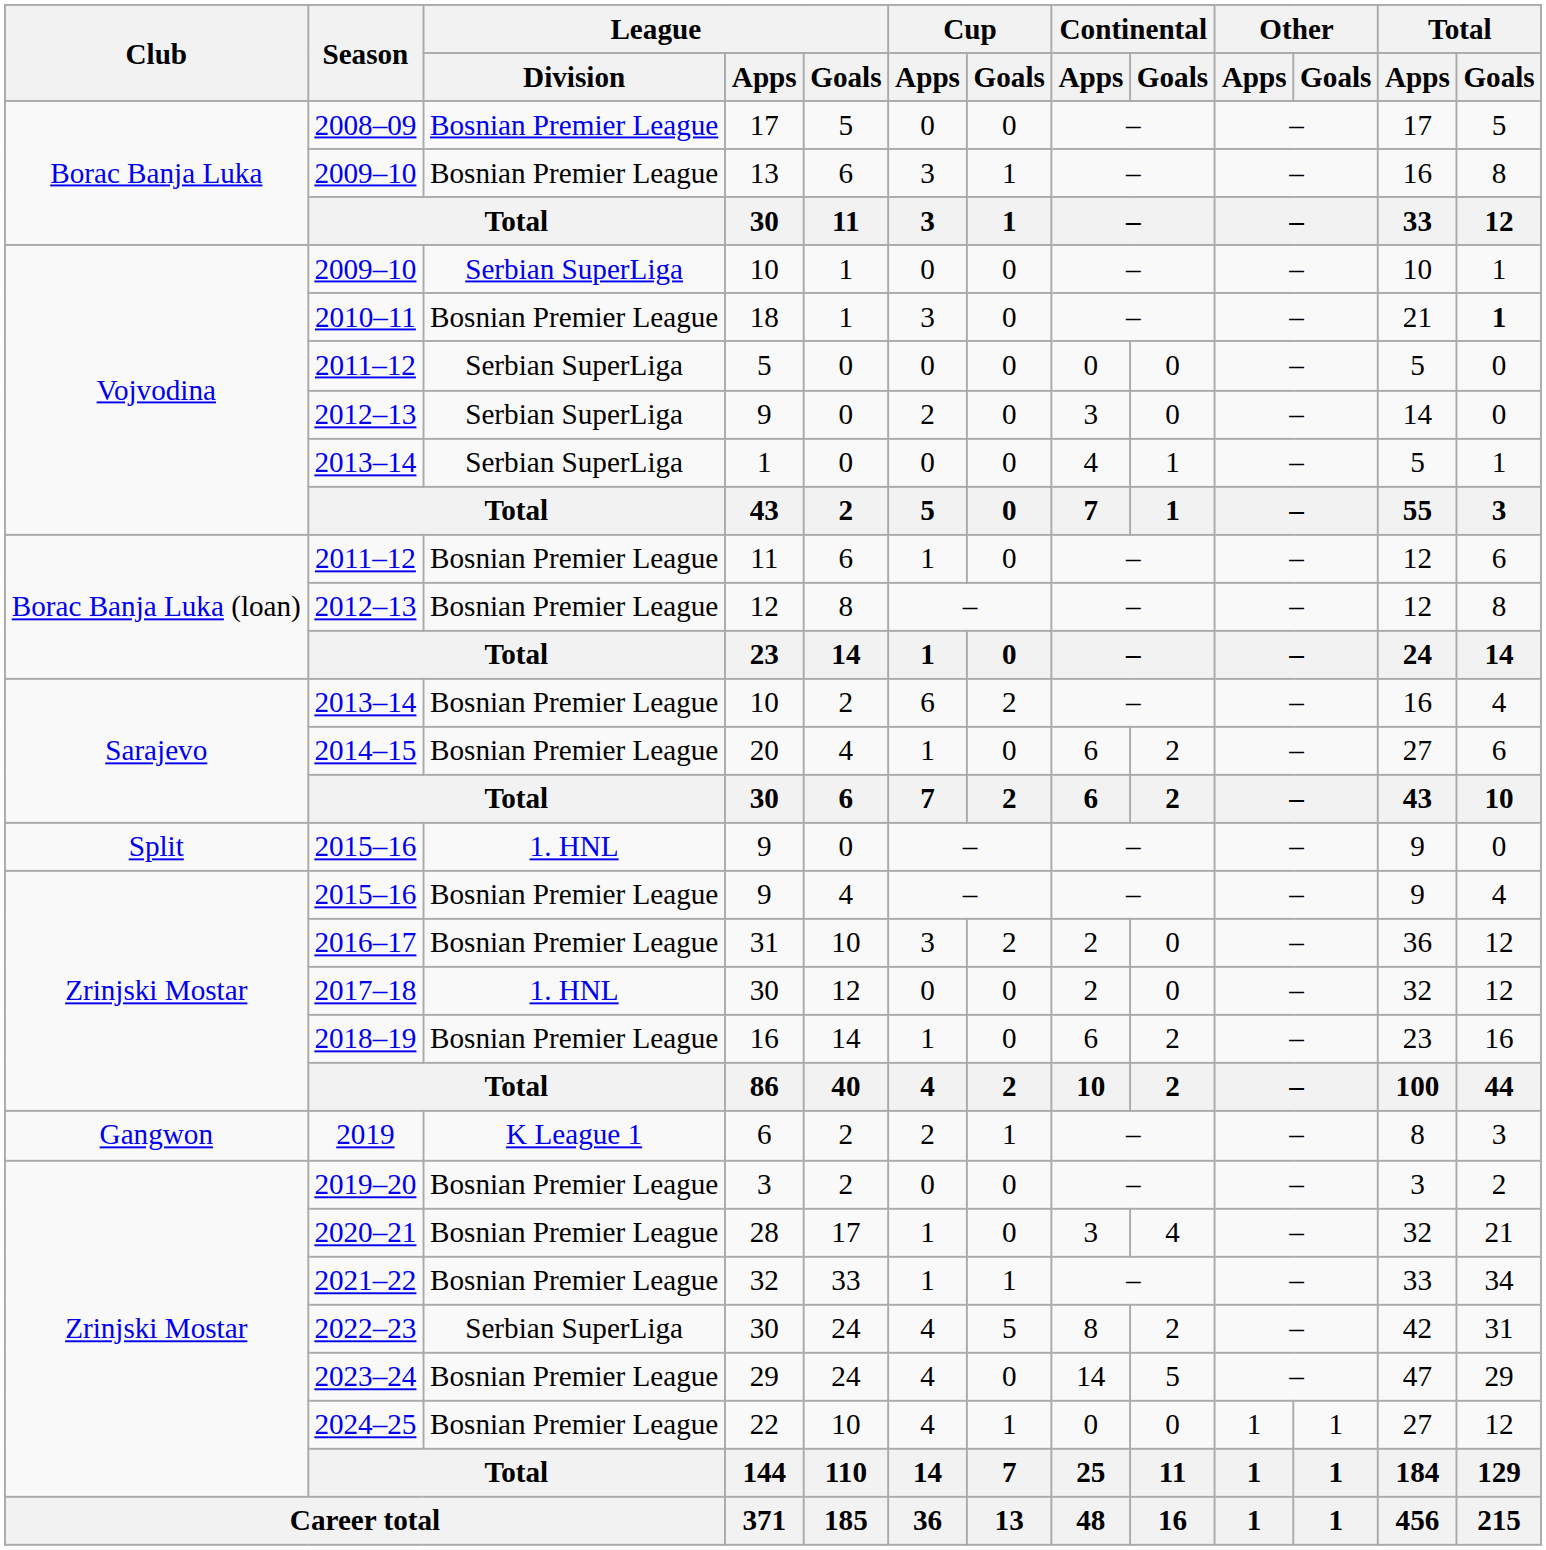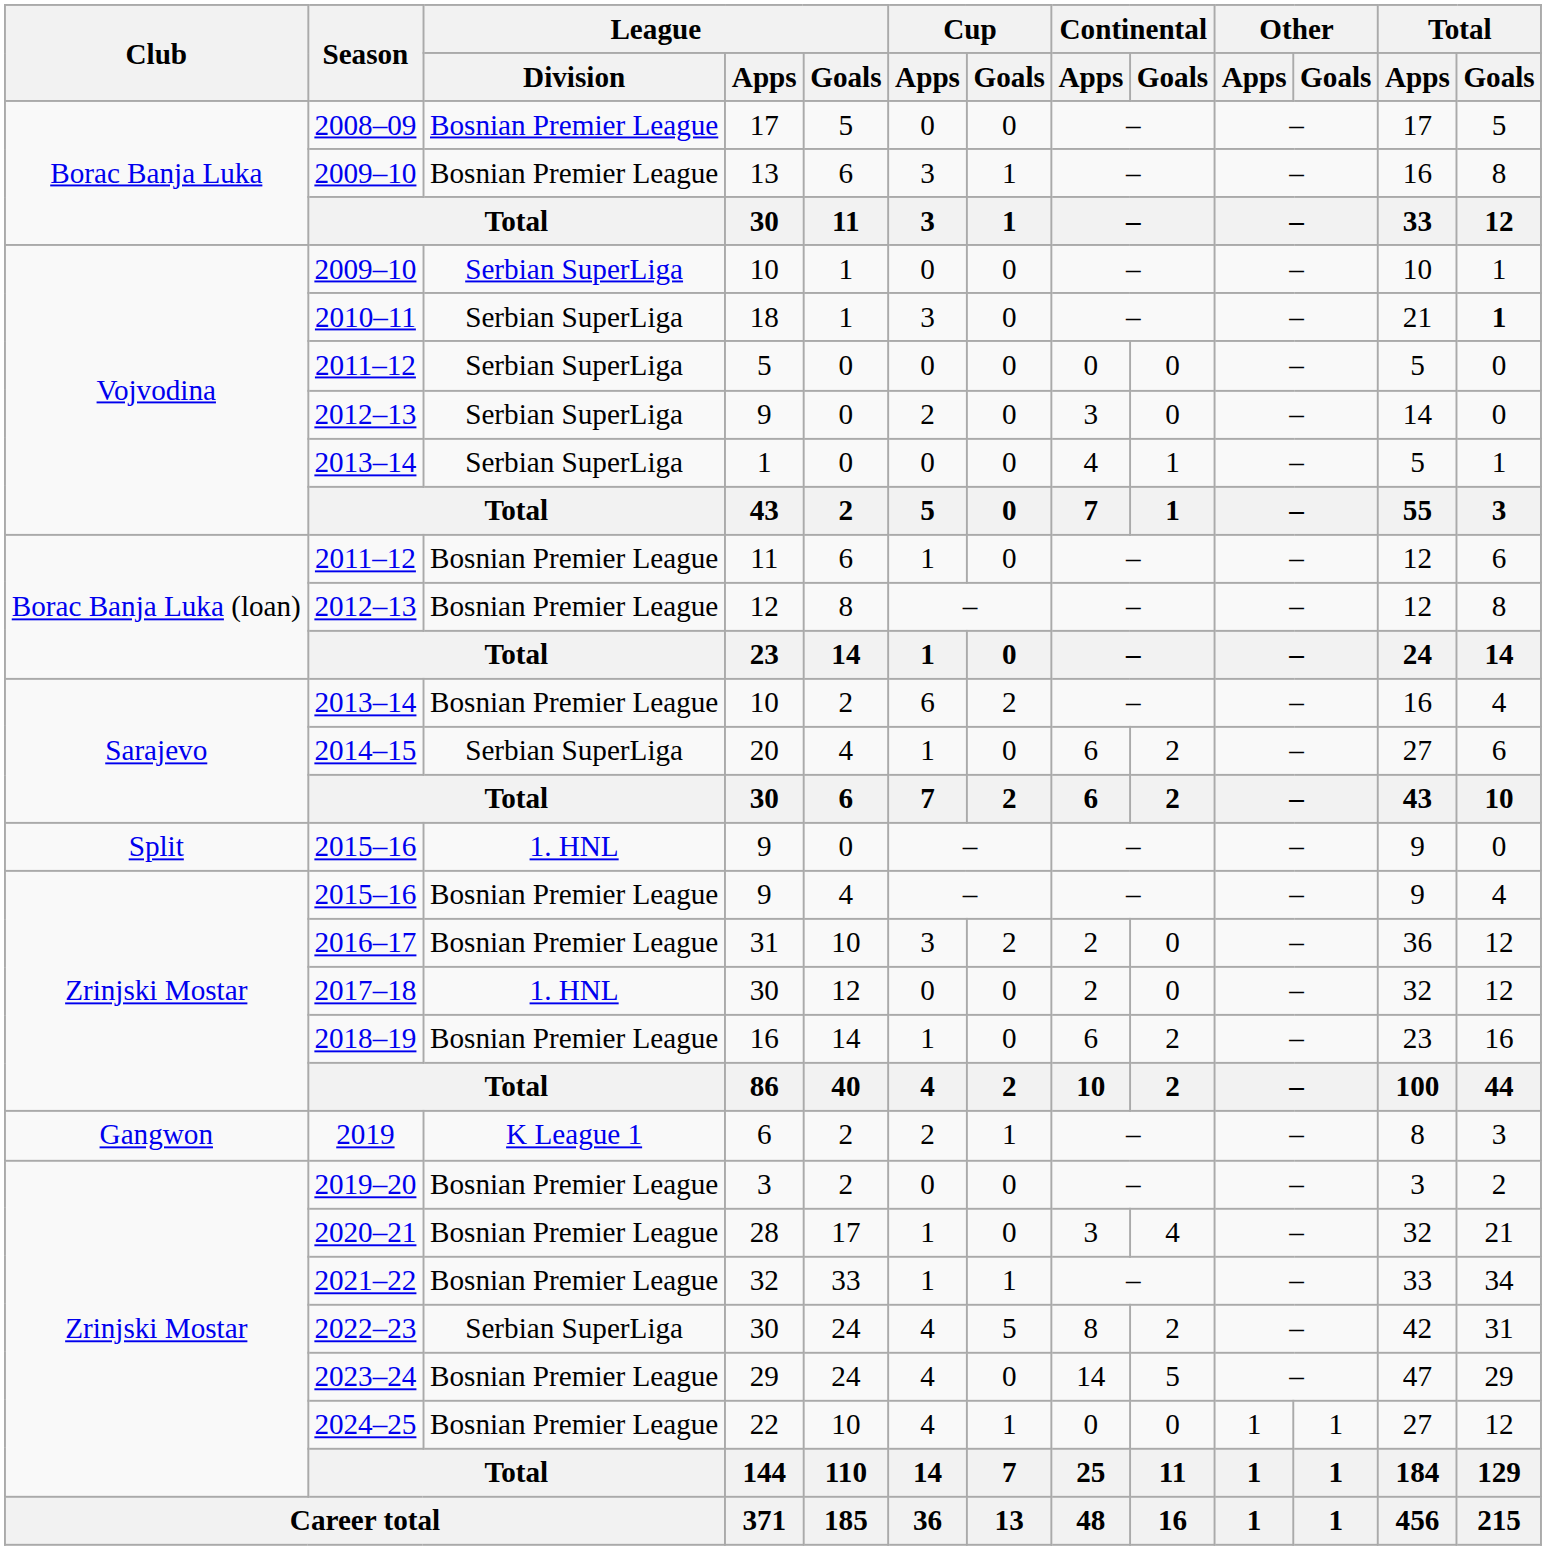(574, 317) Bosnian Premier League -> (574, 317) Serbian SuperLiga
(574, 750) Bosnian Premier League -> (574, 750) Serbian SuperLiga
